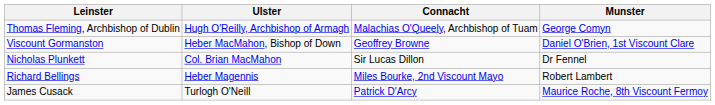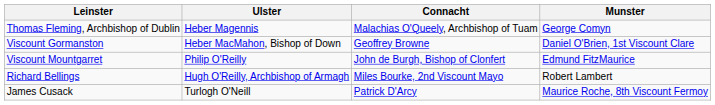(267, 28) Hugh O'Reilly, Archbishop of Armagh -> (221, 28) Heber Magennis
+ row: (54, 60)
- row: (46, 60)
(221, 76) Heber Magennis -> (267, 76) Hugh O'Reilly, Archbishop of Armagh
